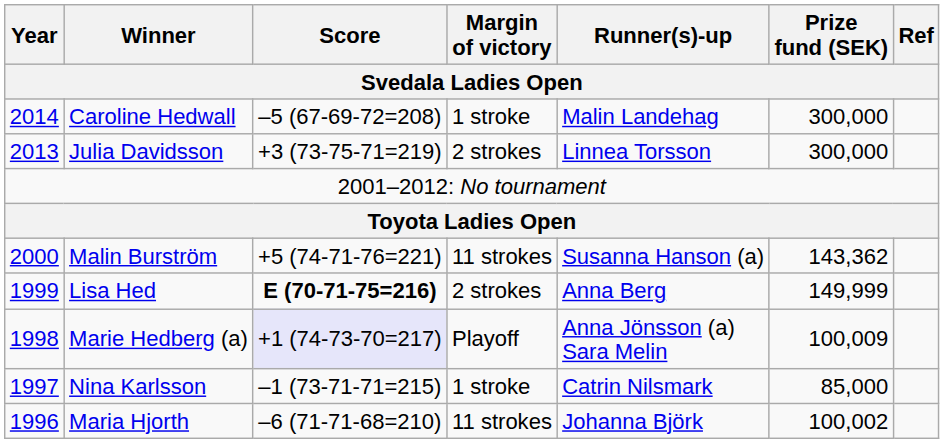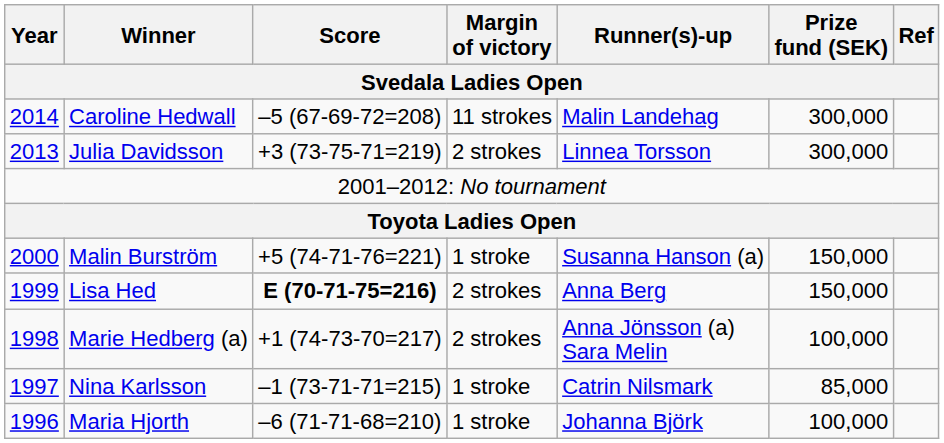(491, 117) 1 stroke -> (502, 117) 11 strokes
(502, 256) 11 strokes -> (491, 256) 1 stroke
(848, 256) 143,362 -> (848, 256) 150,000
(848, 291) 149,999 -> (848, 291) 150,000
(350, 338) lavender background -> (350, 338) no background
(485, 338) Playoff -> (497, 338) 2 strokes
(848, 338) 100,009 -> (848, 338) 100,000
(502, 421) 11 strokes -> (491, 421) 1 stroke
(848, 421) 100,002 -> (848, 421) 100,000
